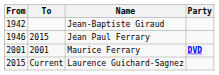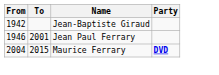(39, 37) 2015 -> (39, 37) 2001
(16, 50) 2001 -> (16, 50) 2004
(39, 50) 2001 -> (39, 50) 2015
- row: (126, 63)
